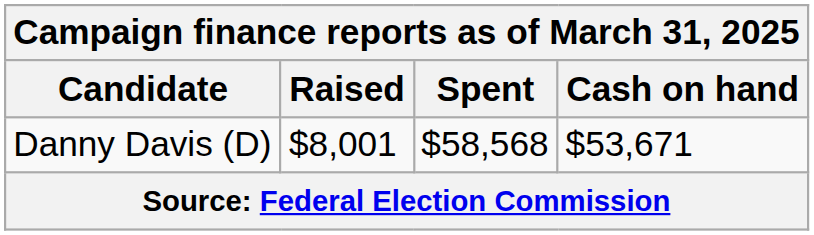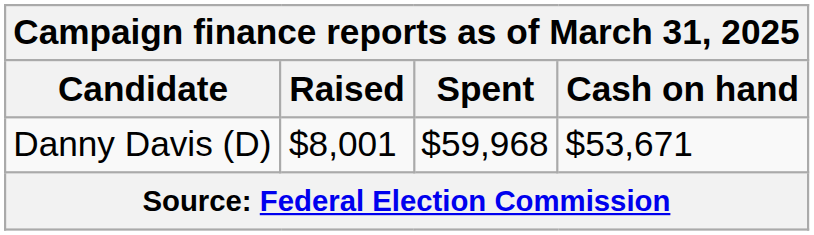(485, 144) $58,568 -> (485, 144) $59,968
